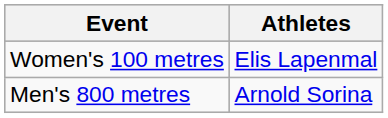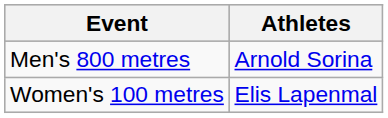rows swapped: (117, 59) <-> (100, 95)
